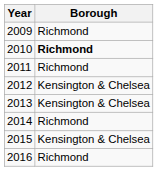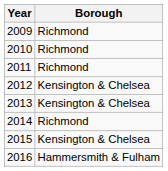(65, 49) bold -> (63, 49) normal
(63, 157) Richmond -> (99, 157) Hammersmith & Fulham
